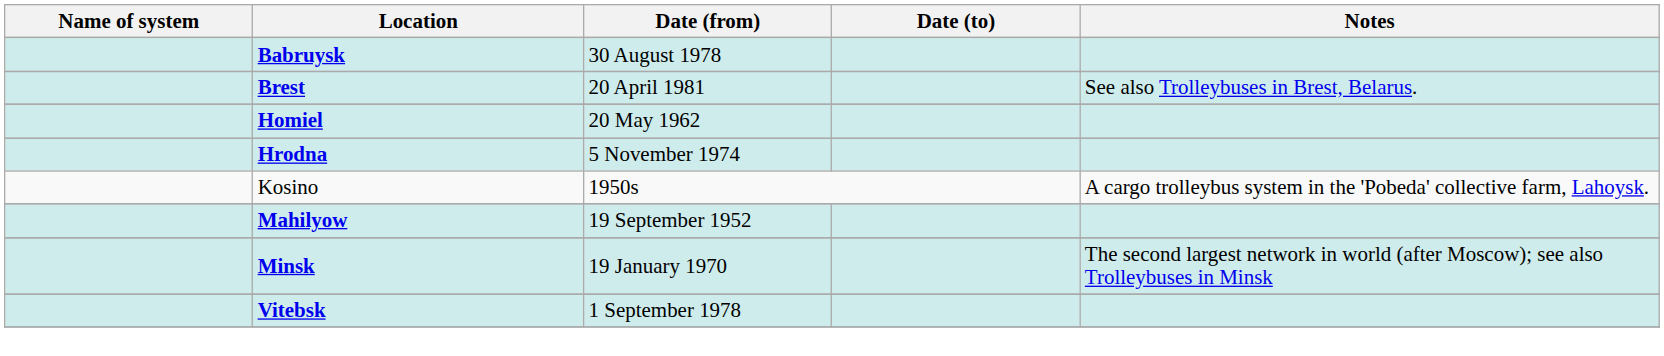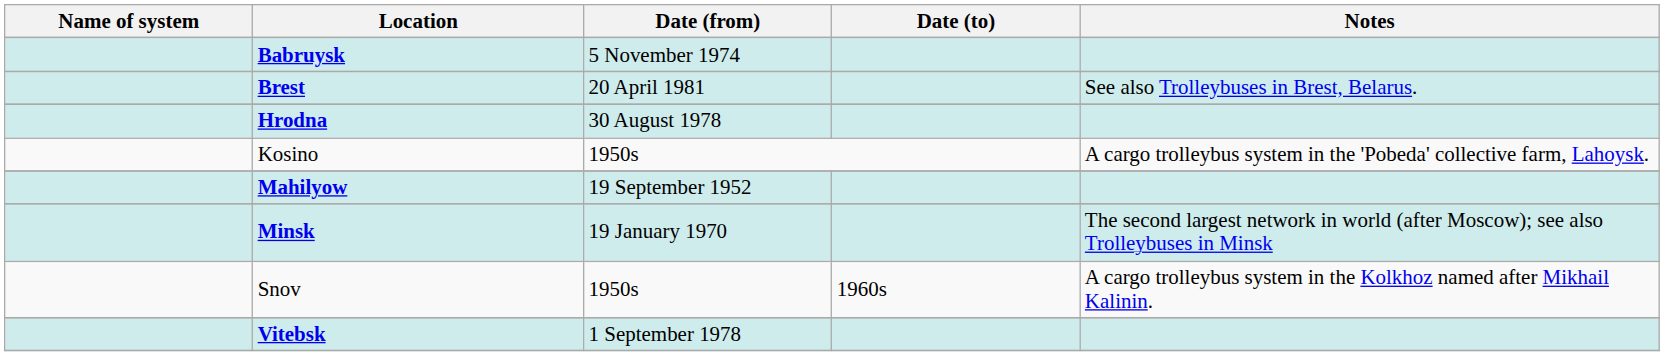(655, 54) 30 August 1978 -> (664, 54) 5 November 1974
- row: (290, 120)
(664, 154) 5 November 1974 -> (655, 120) 30 August 1978
+ row: (279, 289)
